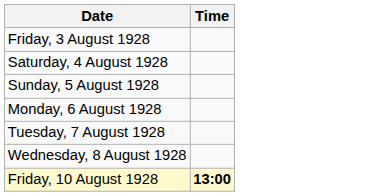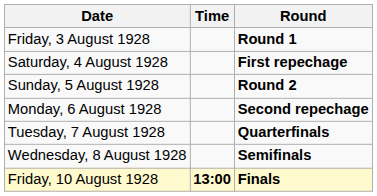+ column: (303, 16)
